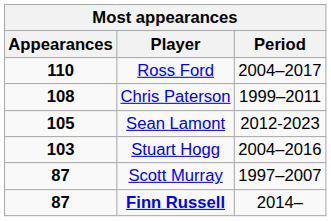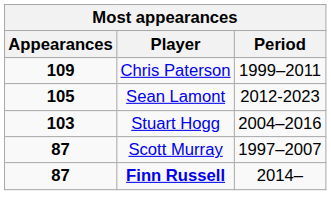- row: (176, 70)
(61, 96) 108 -> (61, 70) 109
